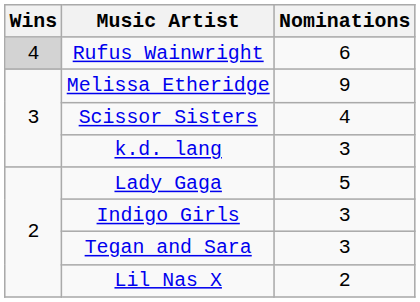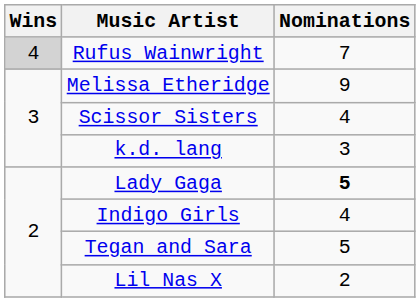(345, 53) 6 -> (345, 53) 7
(345, 183) normal -> (345, 183) bold
(345, 215) 3 -> (345, 215) 4
(345, 248) 3 -> (345, 248) 5
